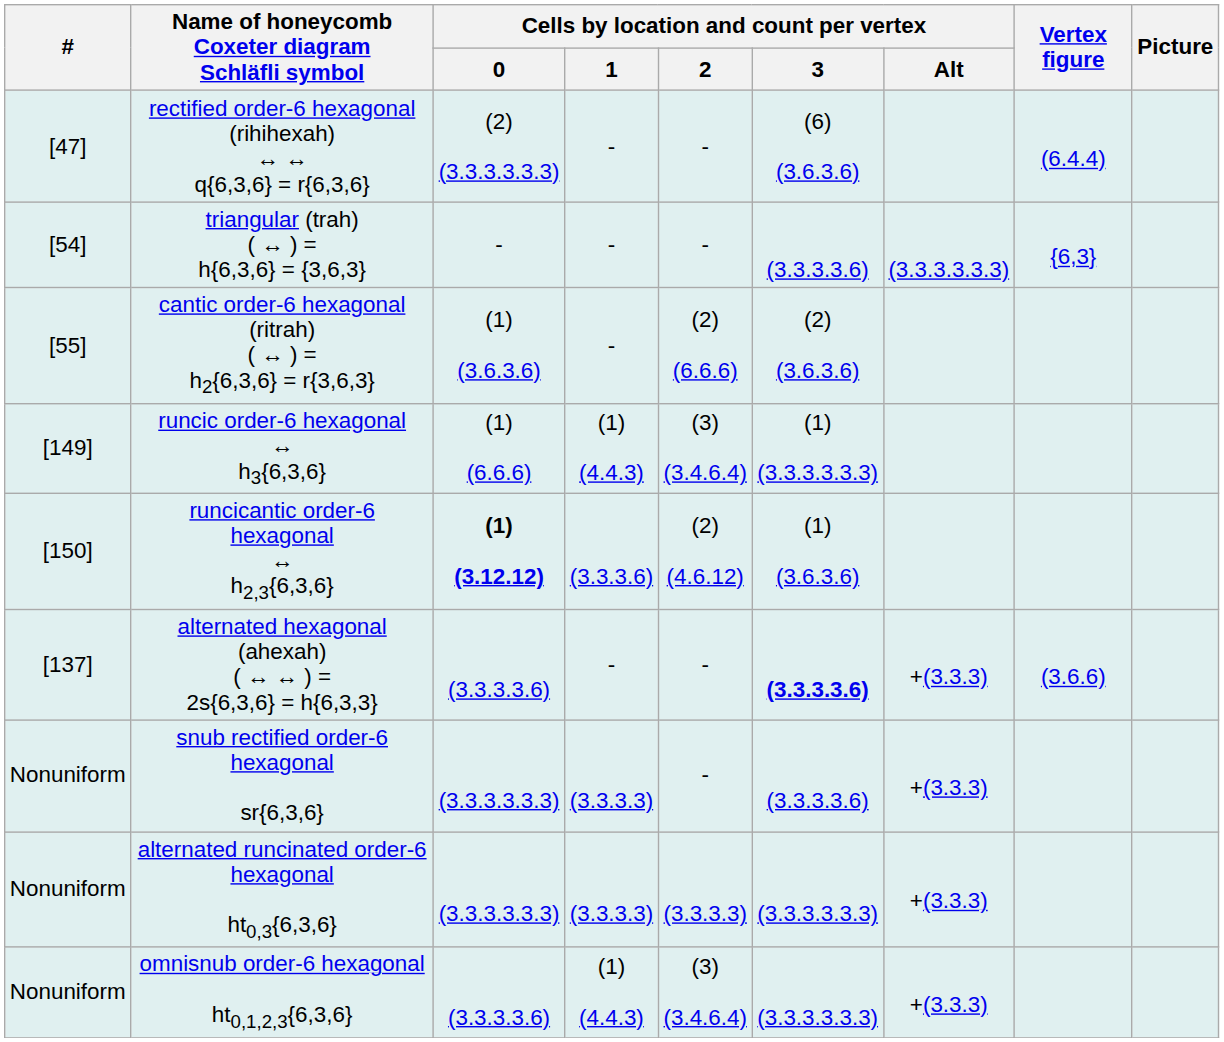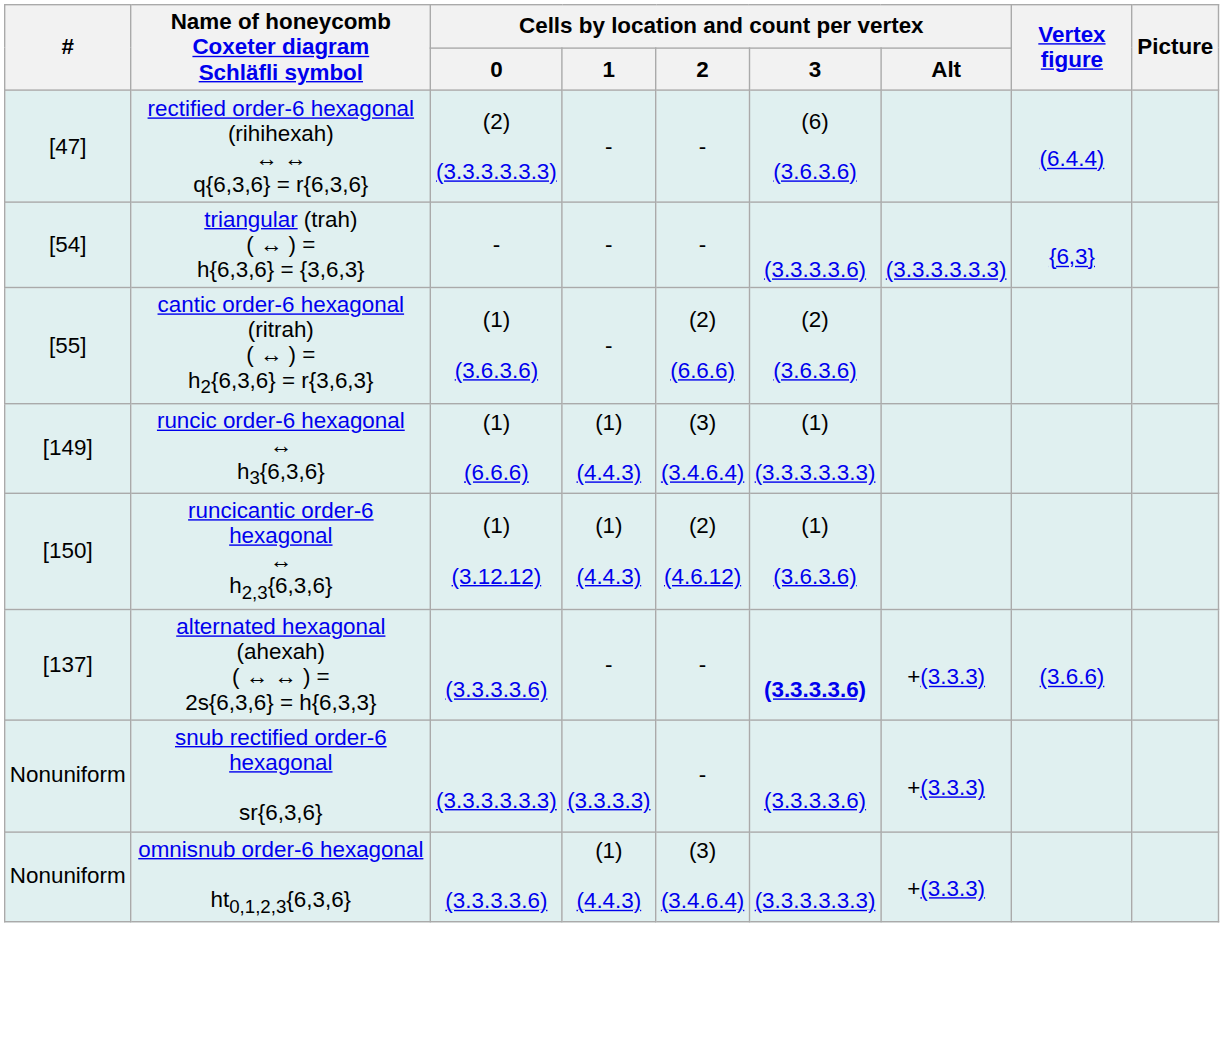(499, 551) bold -> (496, 551) normal
(611, 576) (3.3.3.6) -> (609, 551) (1) (4.4.3)
- row: (282, 889)
